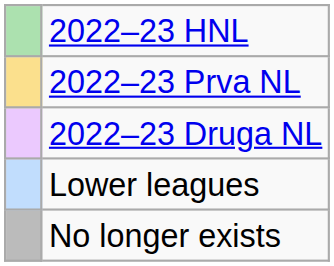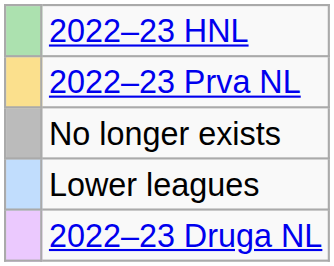rows swapped: (186, 133) <-> (165, 236)
